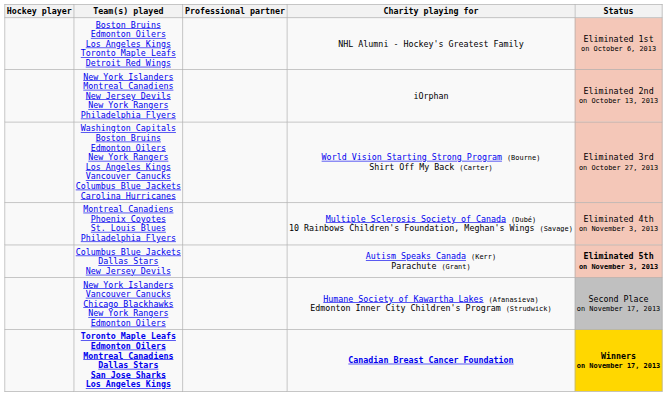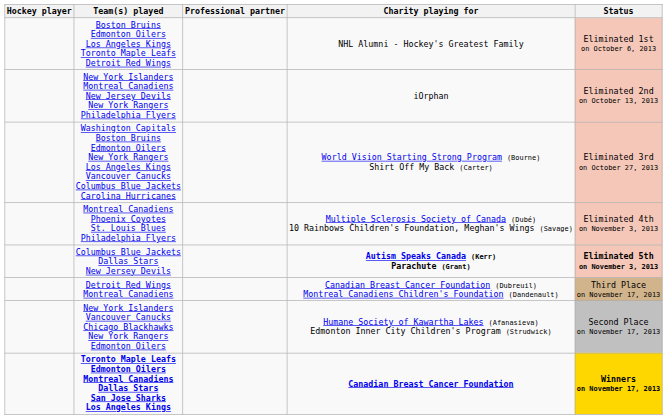(431, 261) normal -> (431, 261) bold
+ row: (128, 289)
